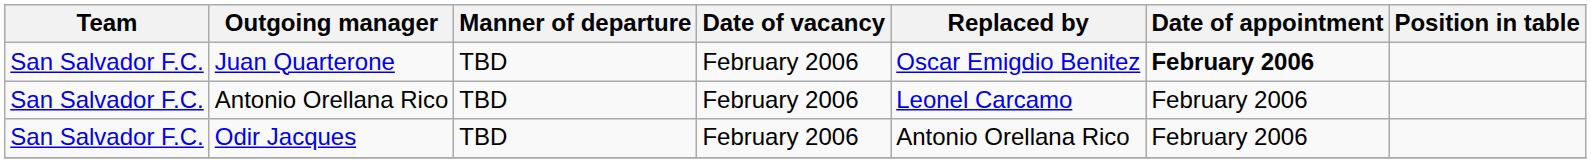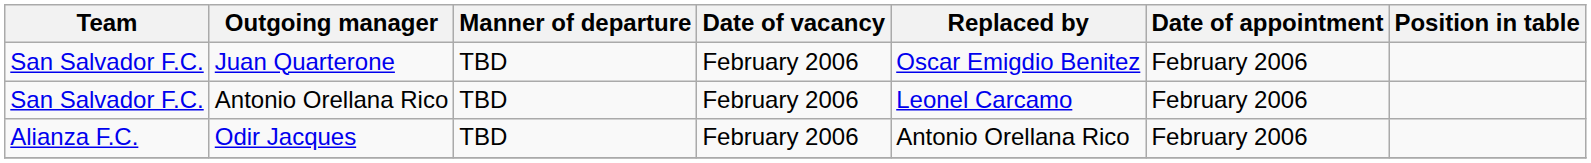(1233, 61) bold -> (1229, 61) normal
(107, 137) San Salvador F.C. -> (74, 137) Alianza F.C.
